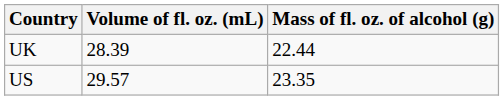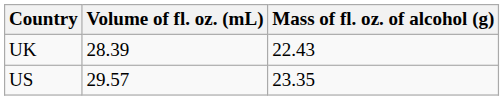(294, 49) 22.44 -> (294, 49) 22.43
